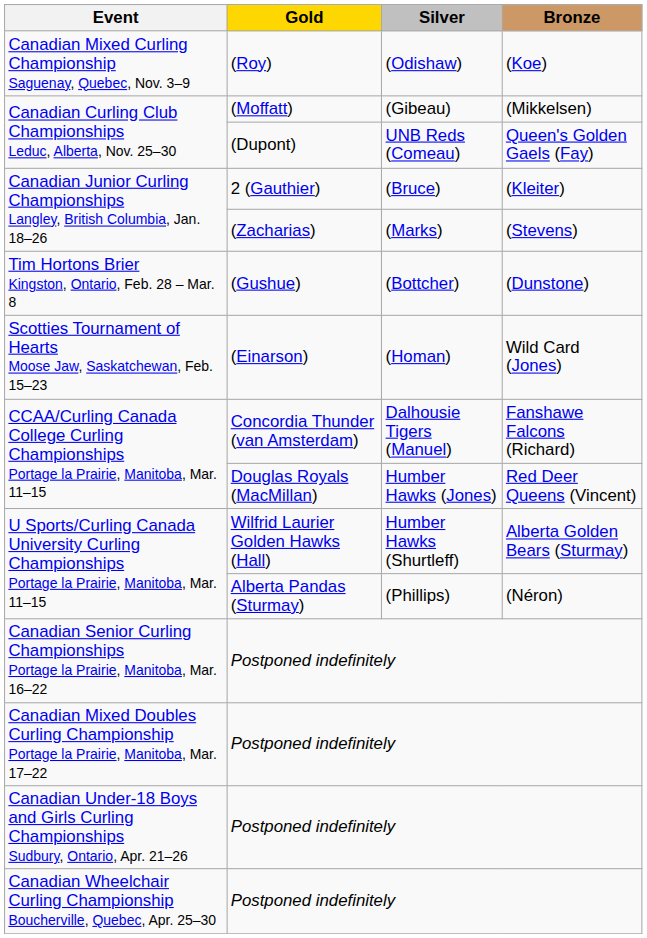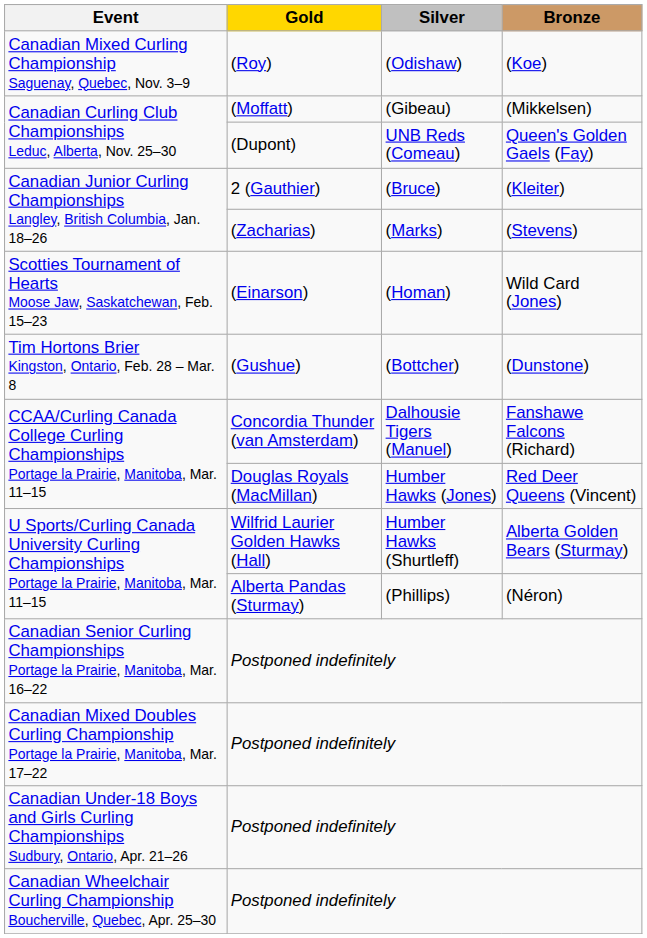rows swapped: (111, 357) <-> (111, 283)
